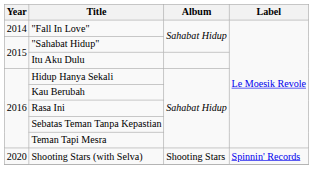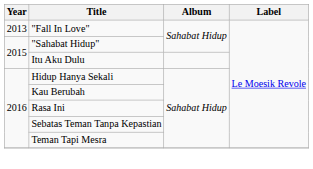(17, 28) 2014 -> (17, 28) 2013
- row: (87, 156)
